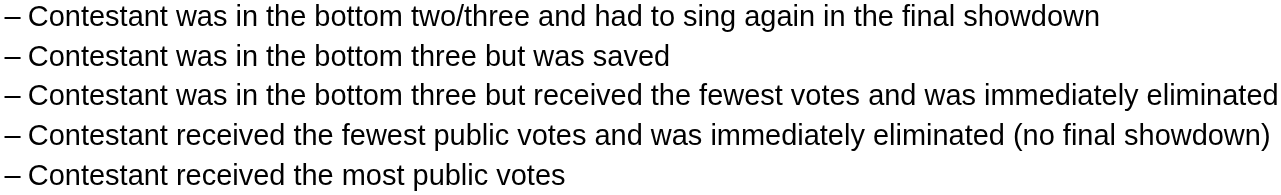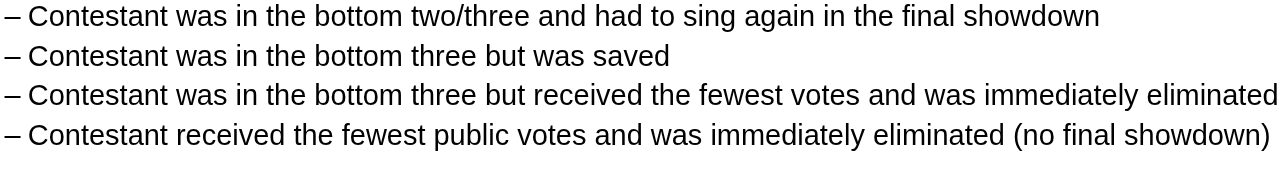- row: (297, 175)
